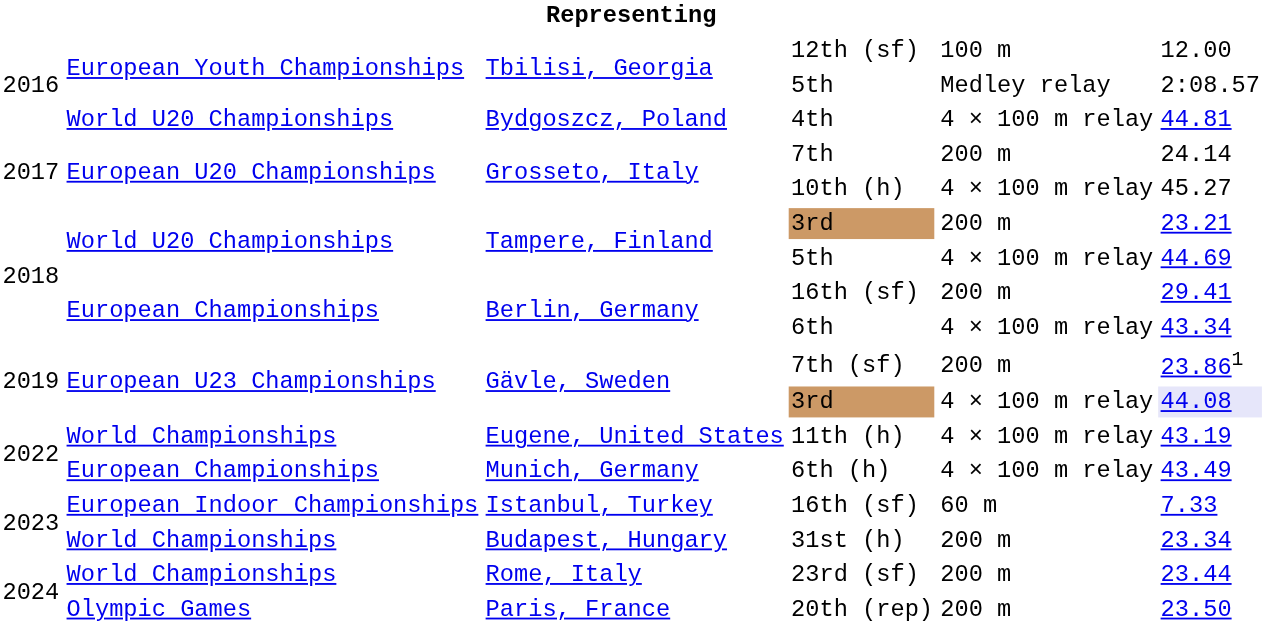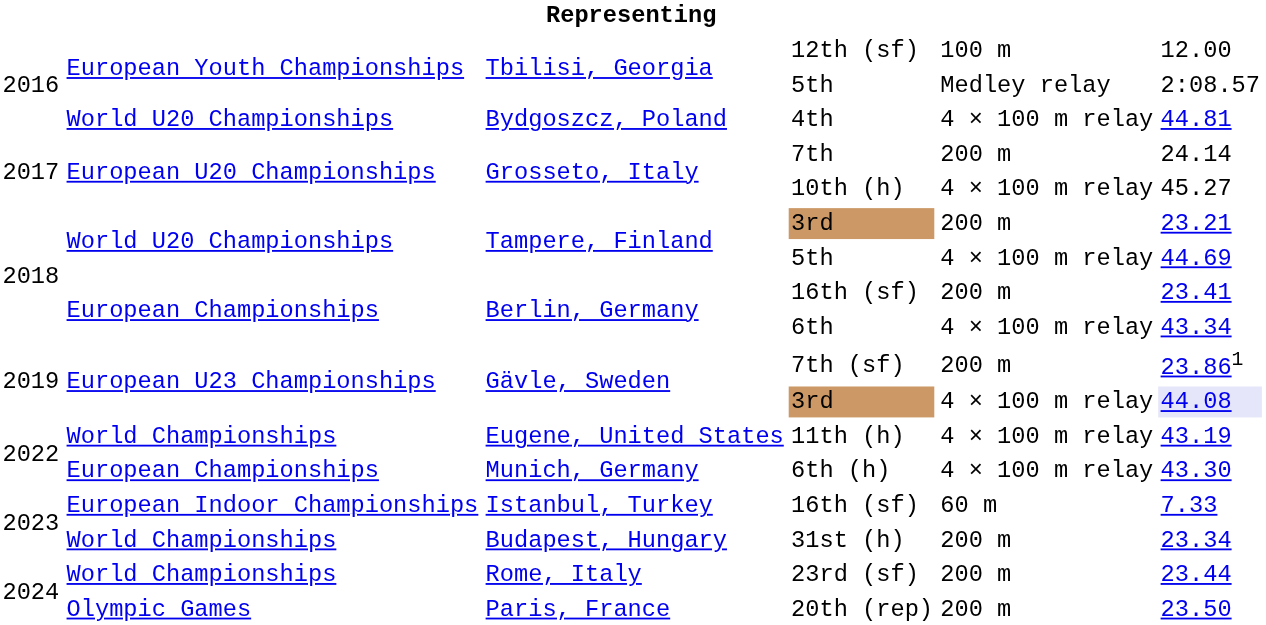(1196, 293) 29.41 -> (1196, 293) 23.41
(1196, 472) 43.49 -> (1196, 472) 43.30
